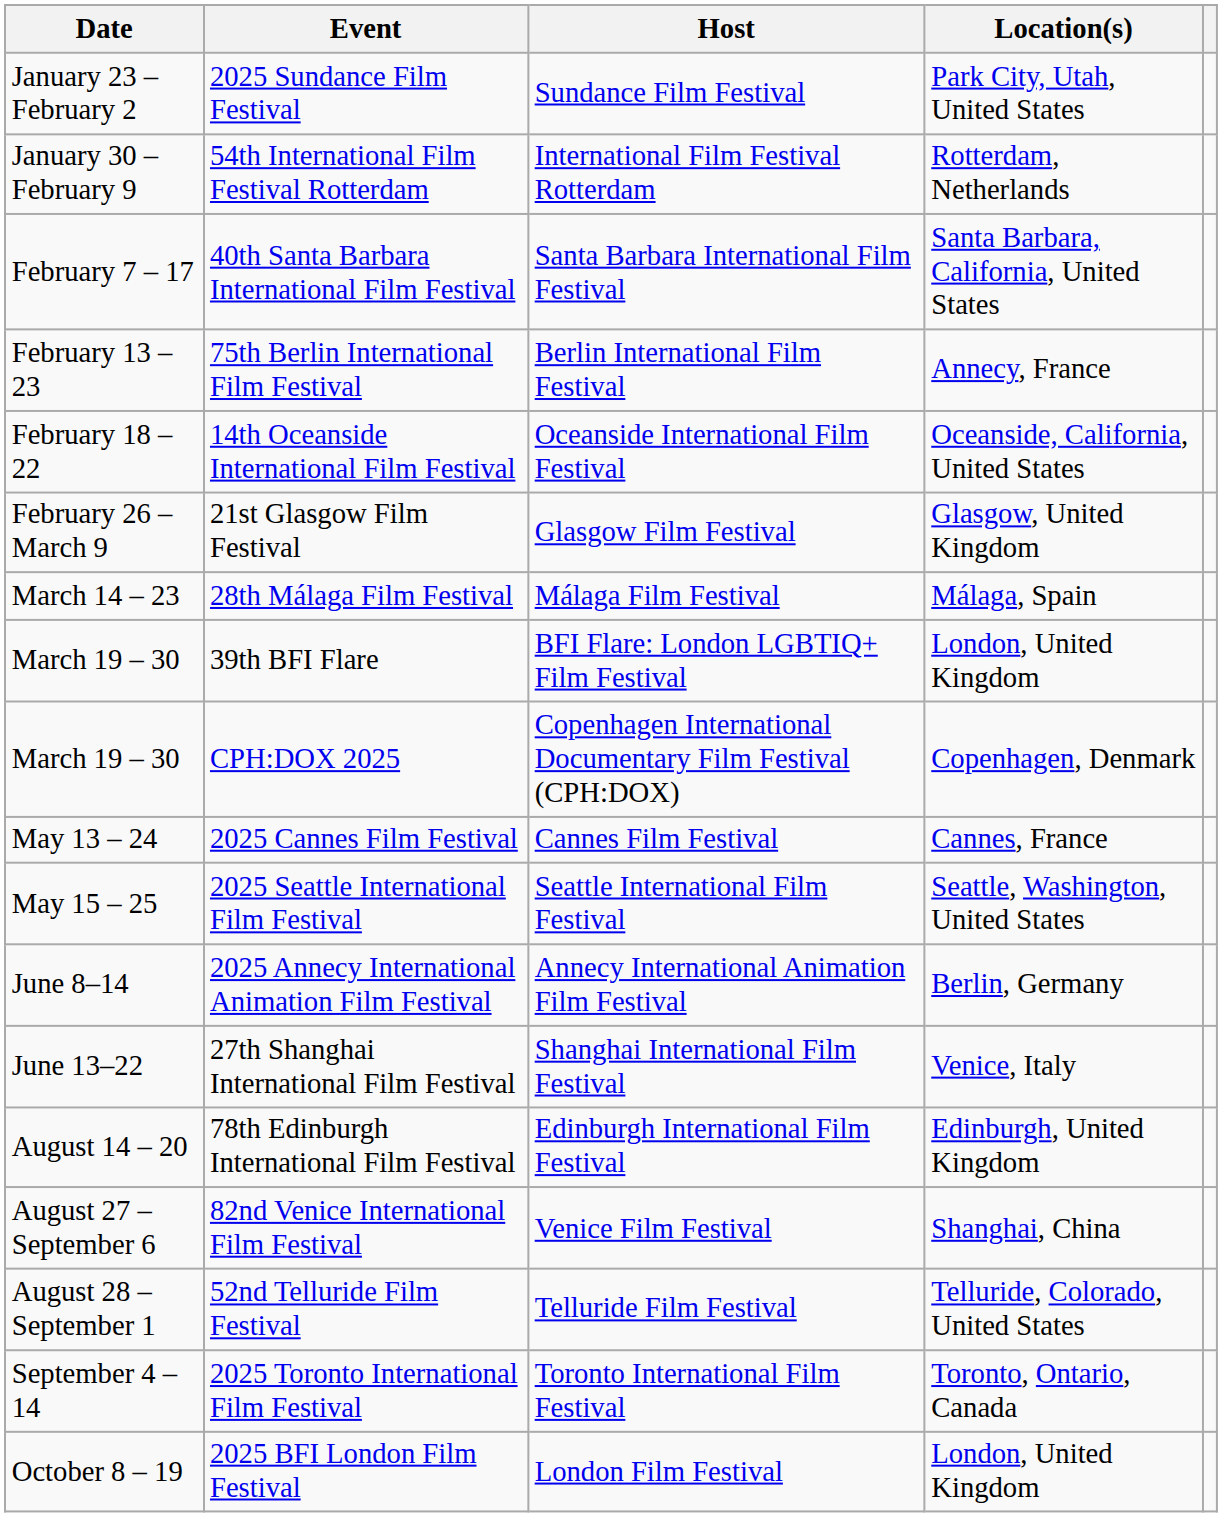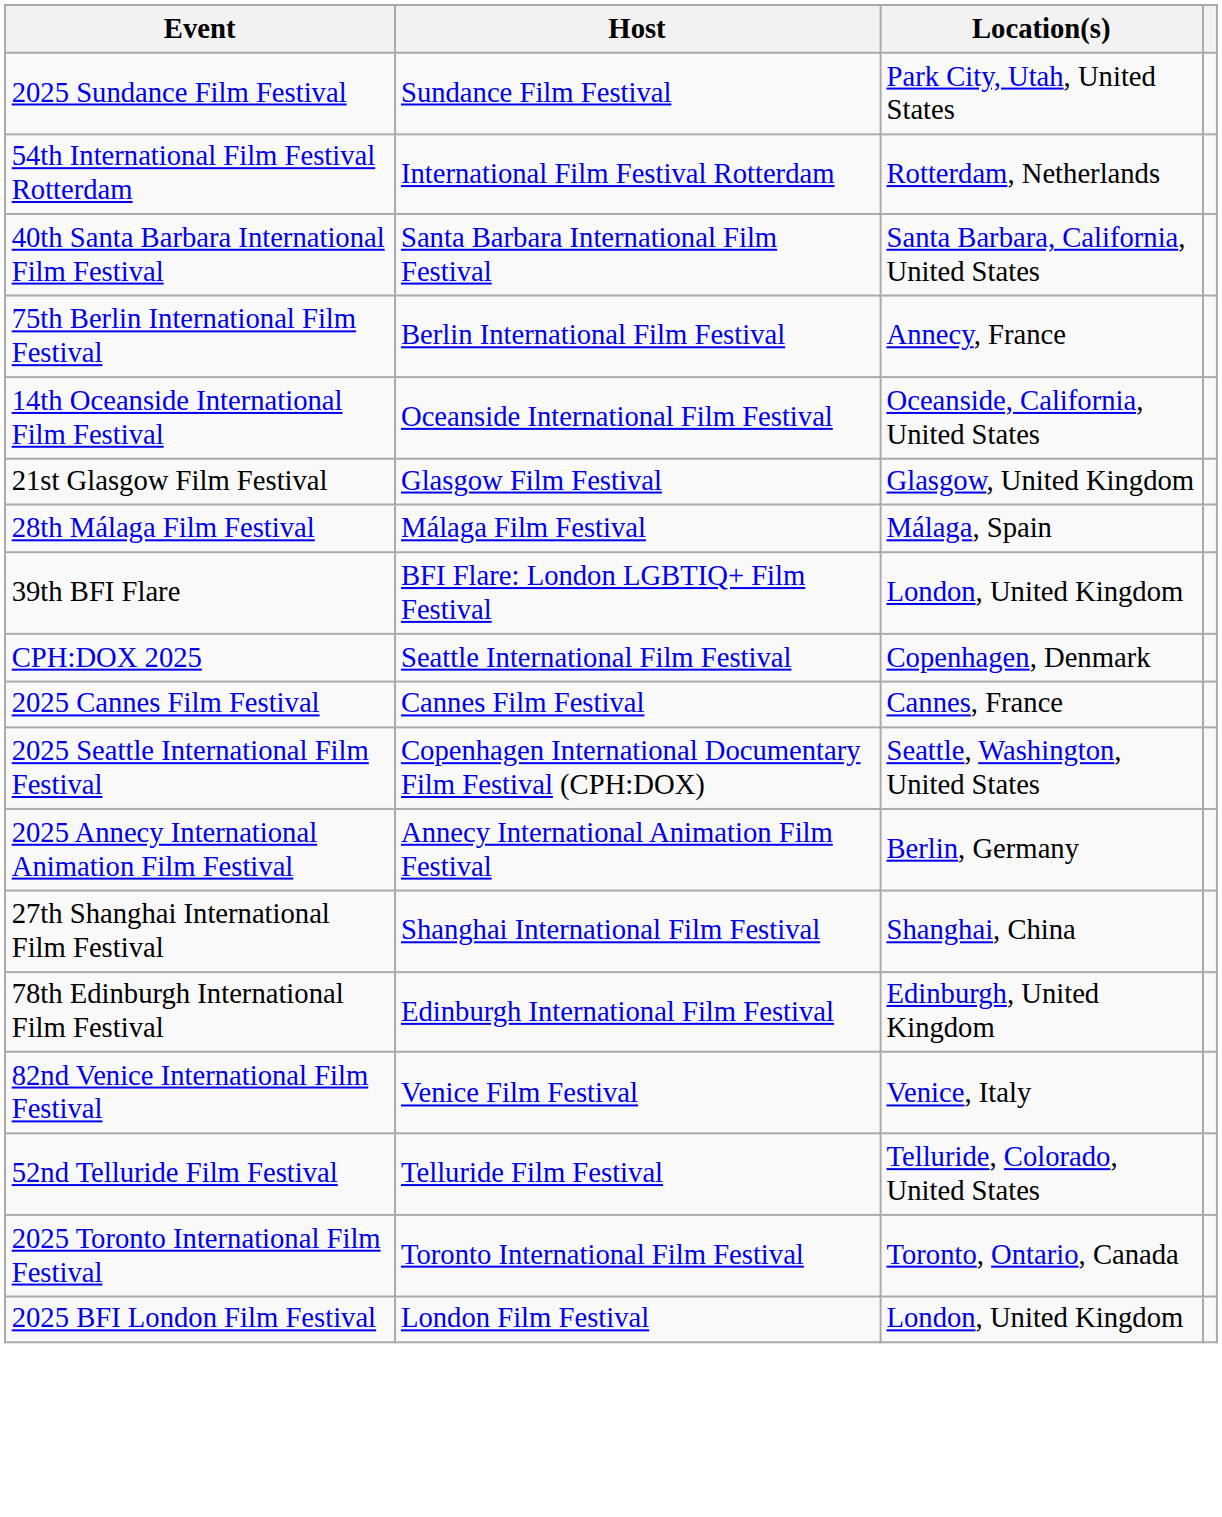- column: (104, 28)
(692, 758) Copenhagen International Documentary Film Festival (CPH:DOX) -> (596, 656) Seattle International Film Festival
(681, 903) Seattle International Film Festival -> (631, 768) Copenhagen International Documentary Film Festival (CPH:DOX)
(1004, 1065) Venice, Italy -> (981, 930) Shanghai, China
(1026, 1227) Shanghai, China -> (959, 1092) Venice, Italy
